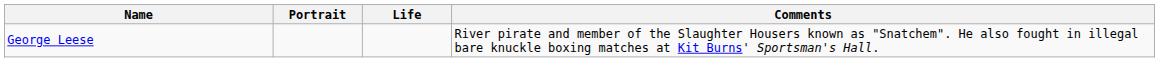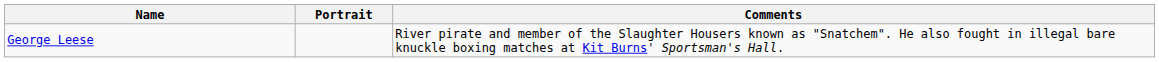- column: (407, 14)
